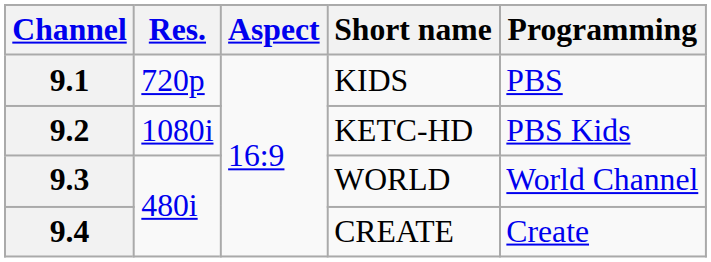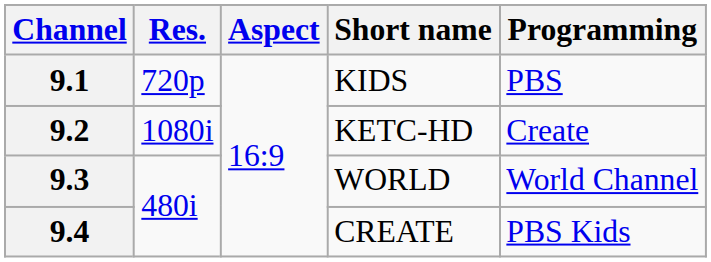(568, 130) PBS Kids -> (548, 130) Create
(548, 230) Create -> (568, 230) PBS Kids
